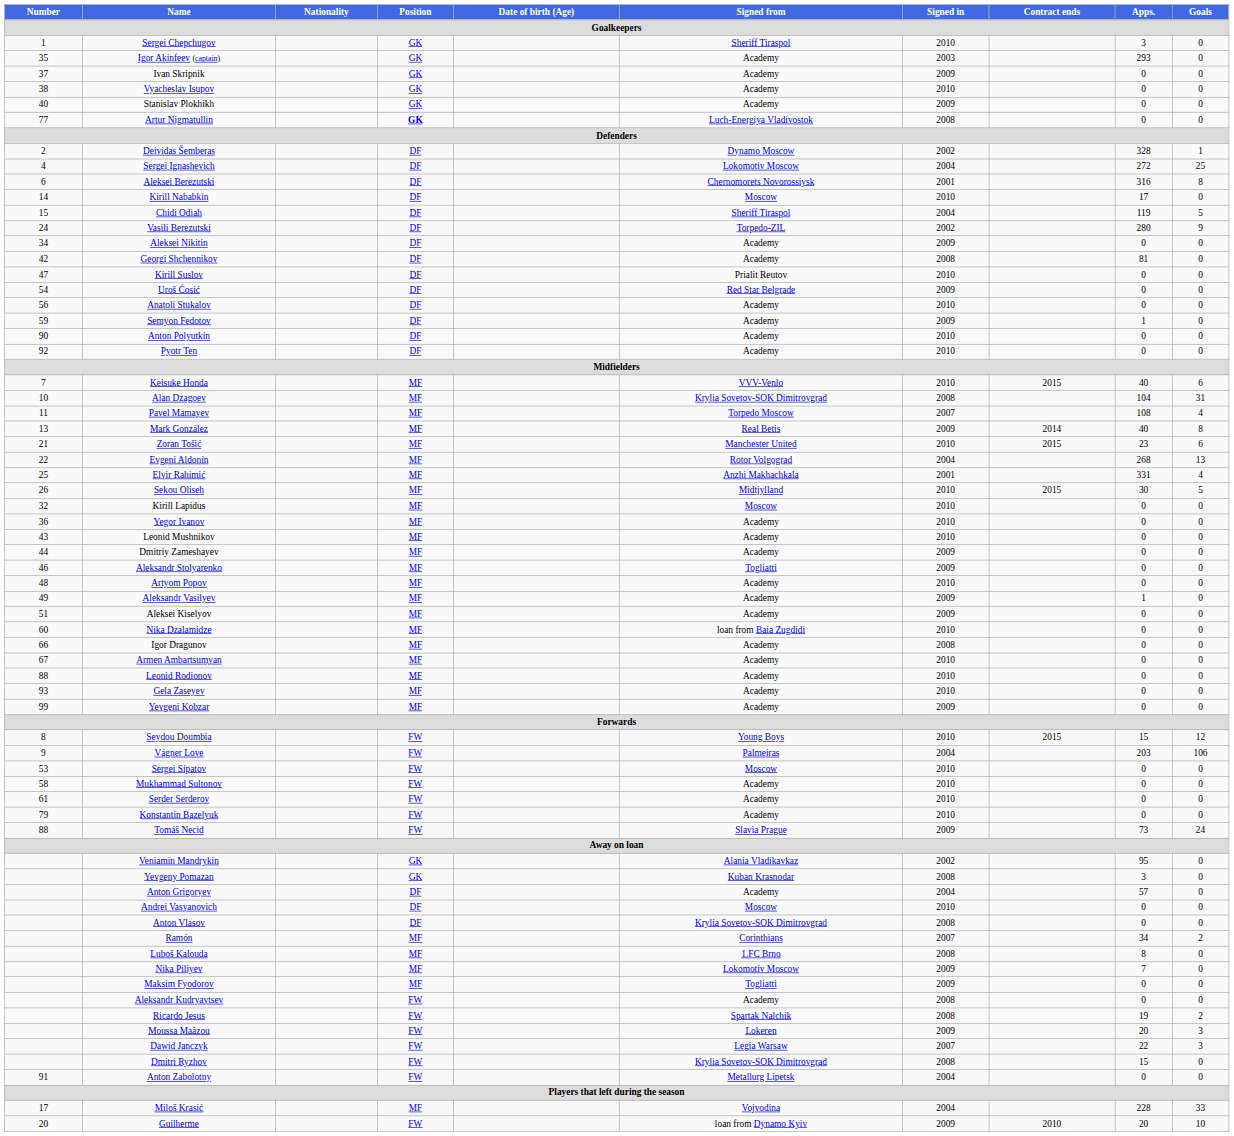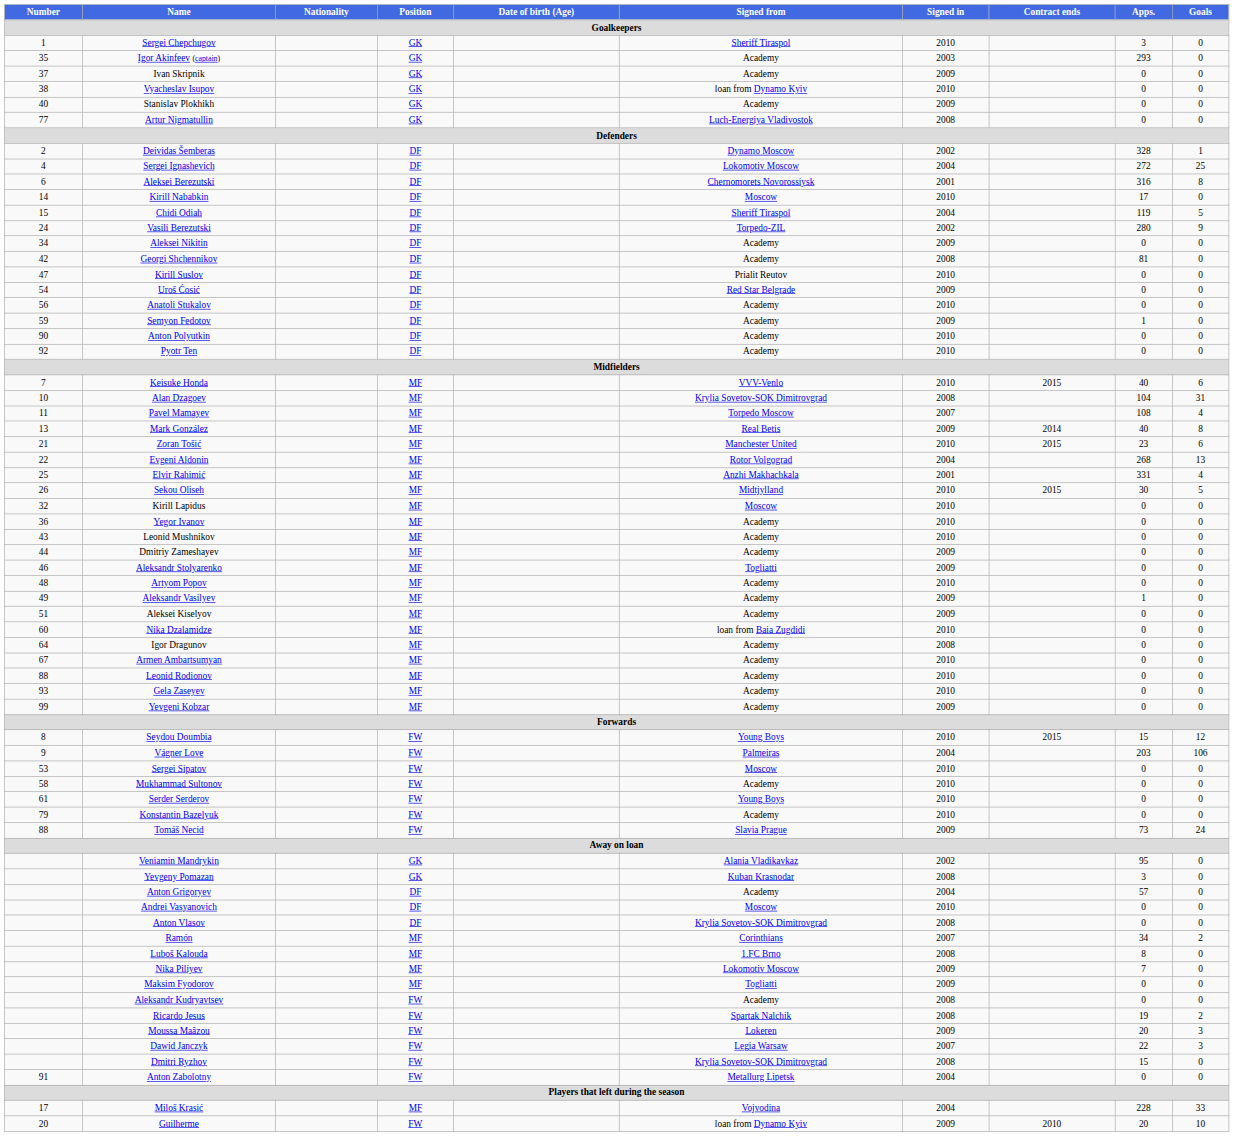(761, 89) Academy -> (761, 89) loan from Dynamo Kyiv
(415, 120) bold -> (415, 120) normal
(43, 645) 66 -> (43, 645) 64
(761, 799) Academy -> (761, 799) Young Boys
